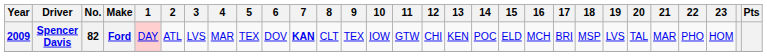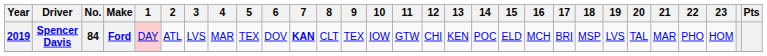(19, 36) 2009 -> (19, 36) 2019
(93, 36) 82 -> (93, 36) 84
